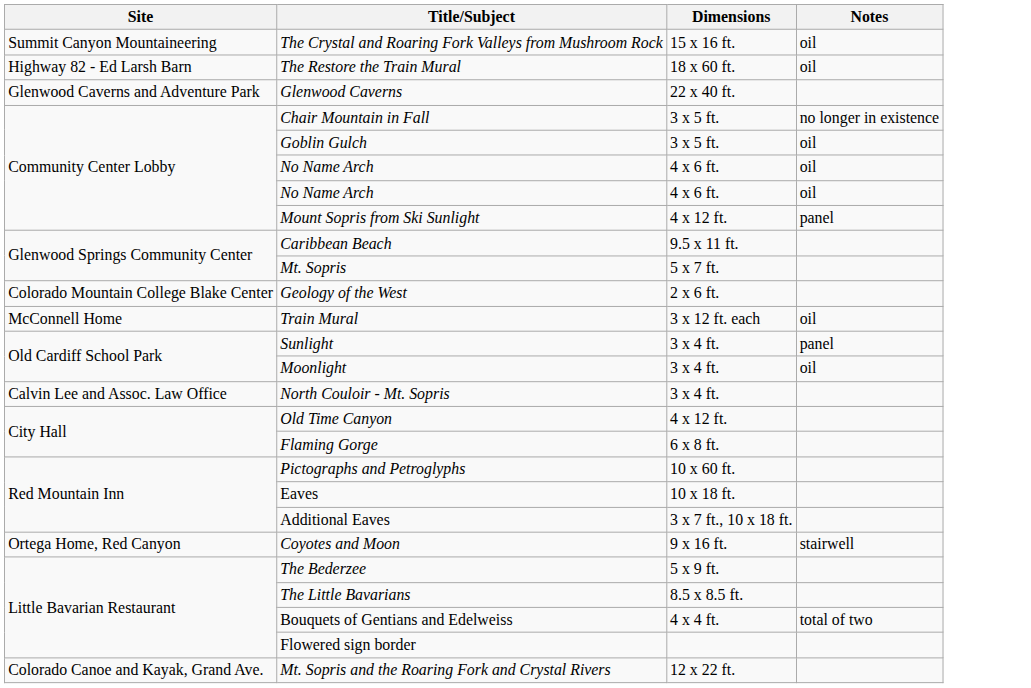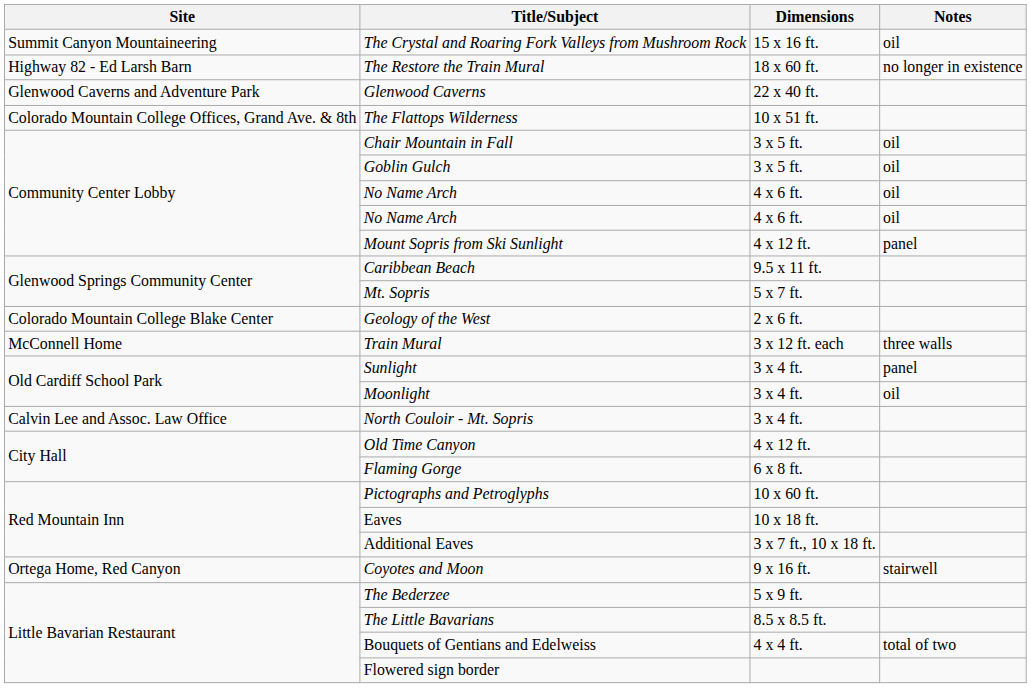(808, 67) oil -> (953, 67) no longer in existence
+ row: (441, 117)
(869, 117) no longer in existence -> (891, 142) oil
(808, 318) oil -> (918, 343) three walls
- row: (445, 670)
